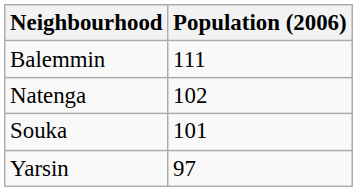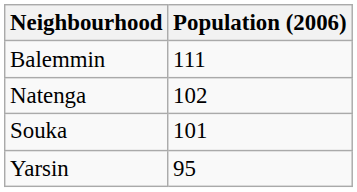(185, 167) 97 -> (185, 167) 95
